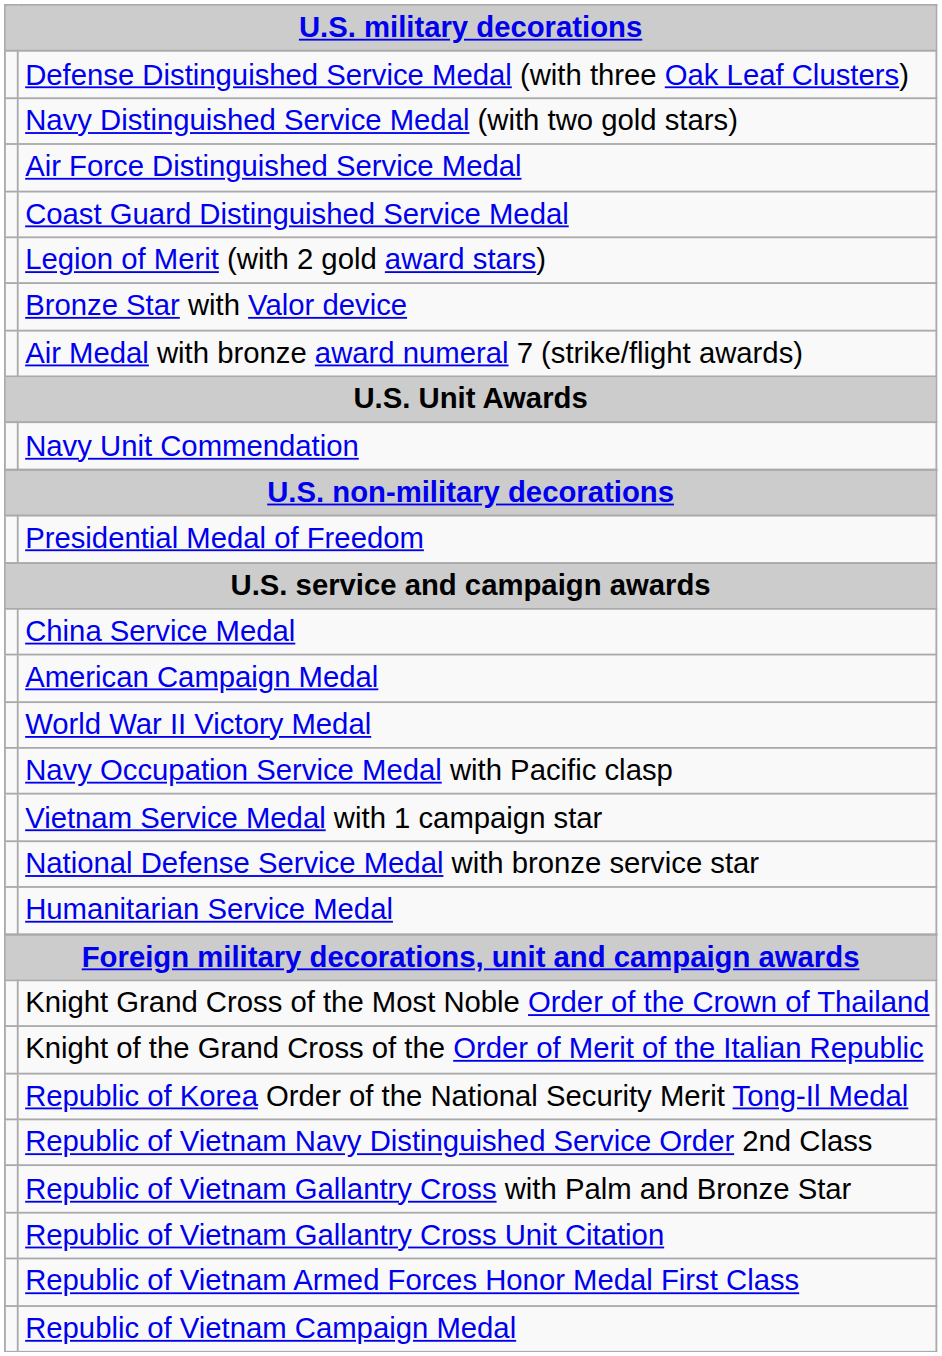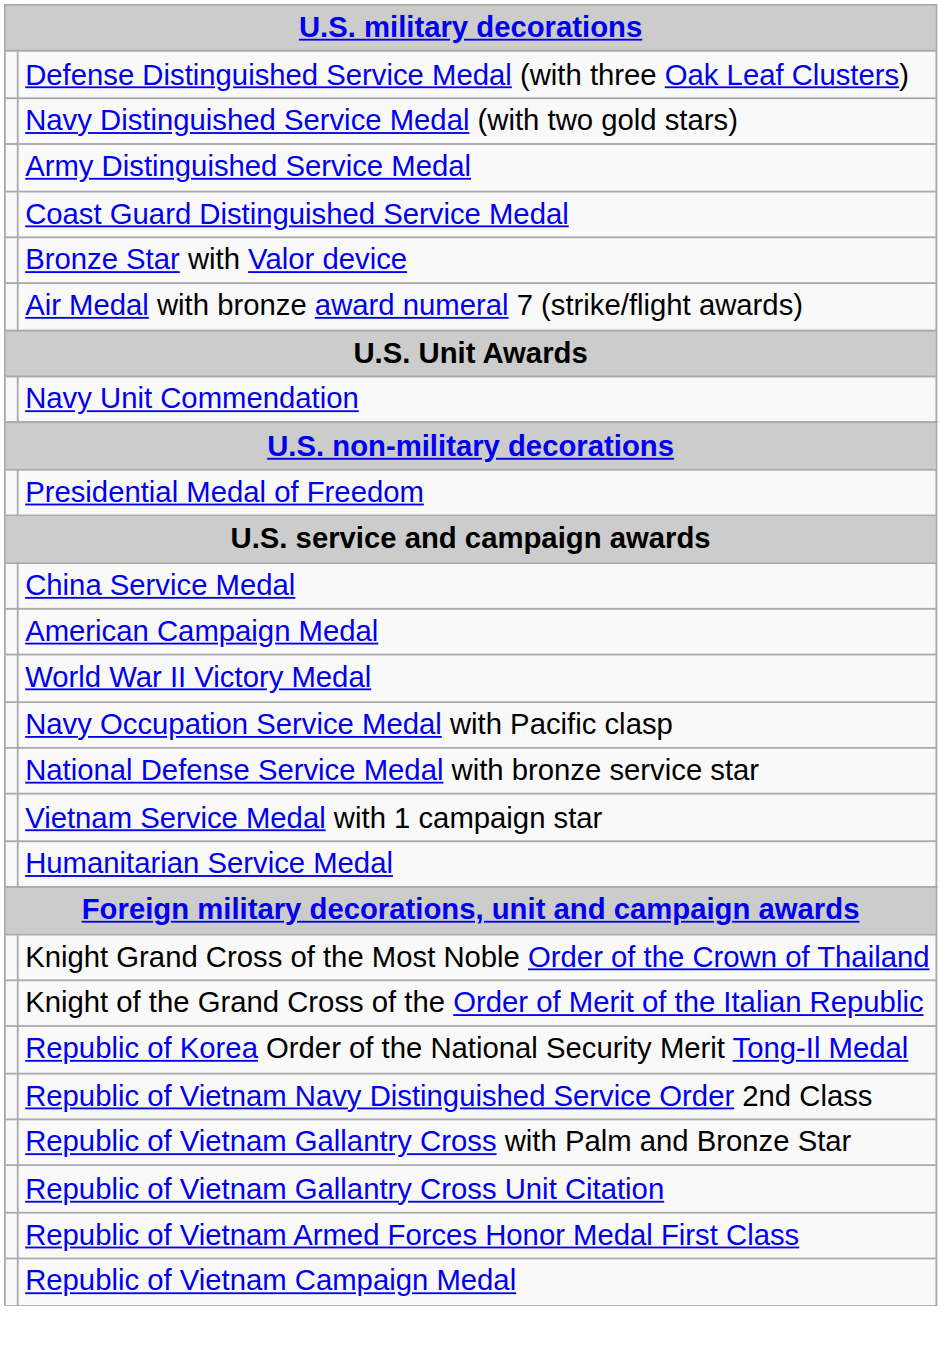+ row: (248, 167)
- row: (273, 167)
- row: (286, 259)
rows swapped: (392, 863) <-> (314, 817)
